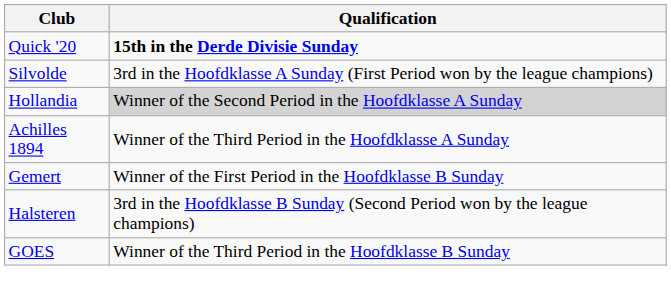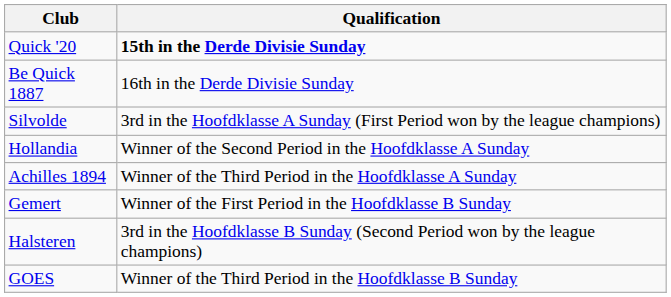+ row: (42, 83)
(318, 101) lightgrey background -> (325, 148) no background
